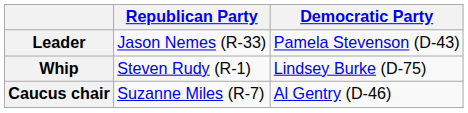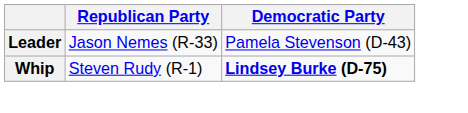(350, 68) normal -> (306, 68) bold
- row: (59, 94)
